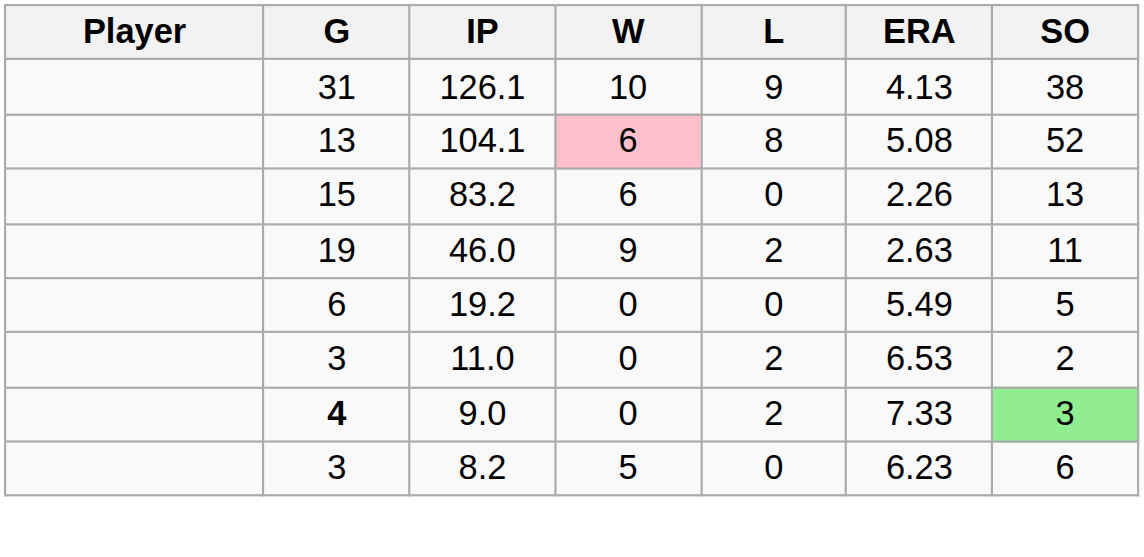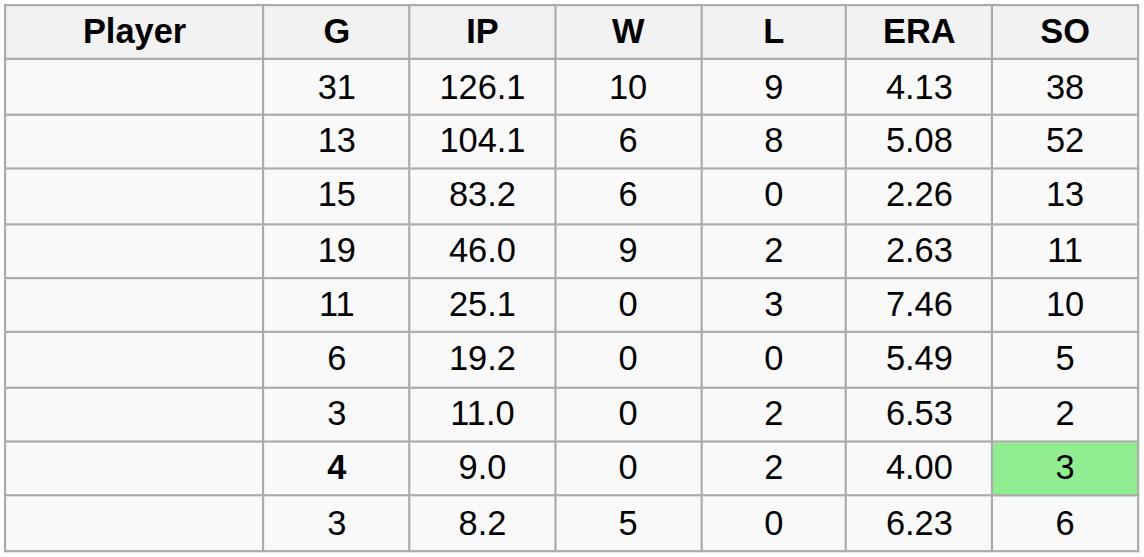(628, 140) pink background -> (628, 140) no background
+ row: (482, 304)
(919, 413) 7.33 -> (919, 468) 4.00
